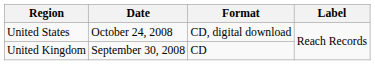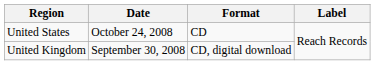(241, 32) CD, digital download -> (199, 32) CD
(199, 50) CD -> (241, 50) CD, digital download
